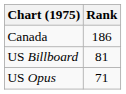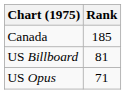(102, 36) 186 -> (102, 36) 185
